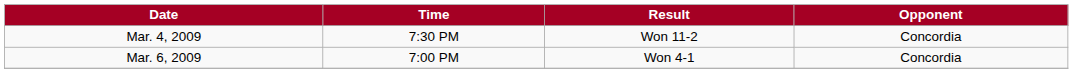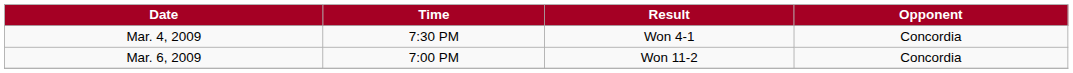(669, 36) Won 11-2 -> (669, 36) Won 4-1
(669, 57) Won 4-1 -> (669, 57) Won 11-2
